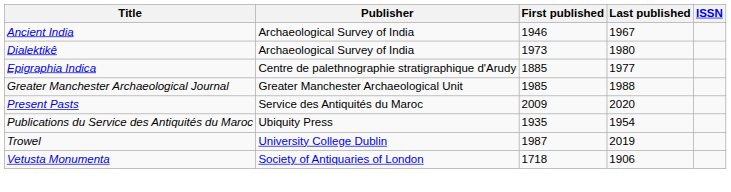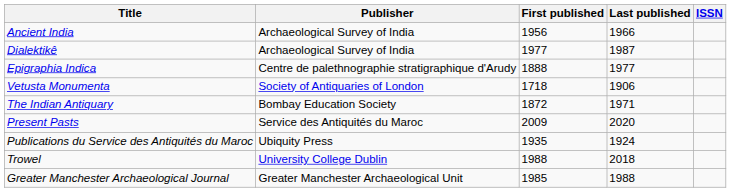(534, 31) 1946 -> (534, 31) 1956
(622, 31) 1967 -> (622, 31) 1966
(534, 50) 1973 -> (534, 50) 1977
(622, 50) 1980 -> (622, 50) 1987
(534, 68) 1885 -> (534, 68) 1888
rows swapped: (118, 86) <-> (58, 159)
+ row: (60, 104)
(622, 123) 1954 -> (622, 141) 1924
(534, 141) 1987 -> (534, 159) 1988
(622, 141) 2019 -> (622, 159) 2018
